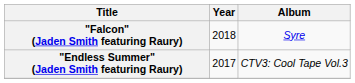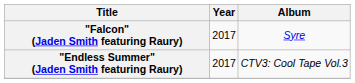(224, 35) 2018 -> (224, 35) 2017
